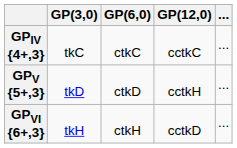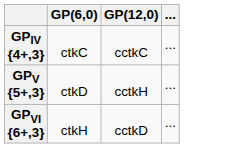- column: (74, 15)
